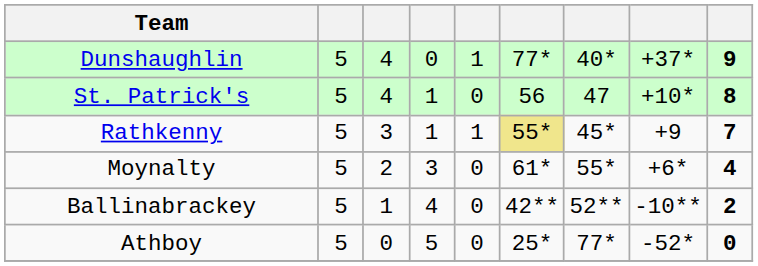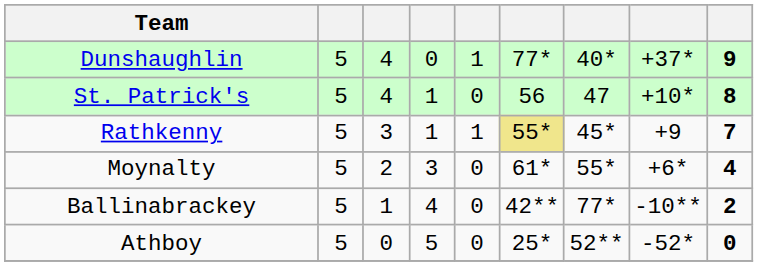(597, 206) 52** -> (597, 206) 77*
(597, 243) 77* -> (597, 243) 52**
